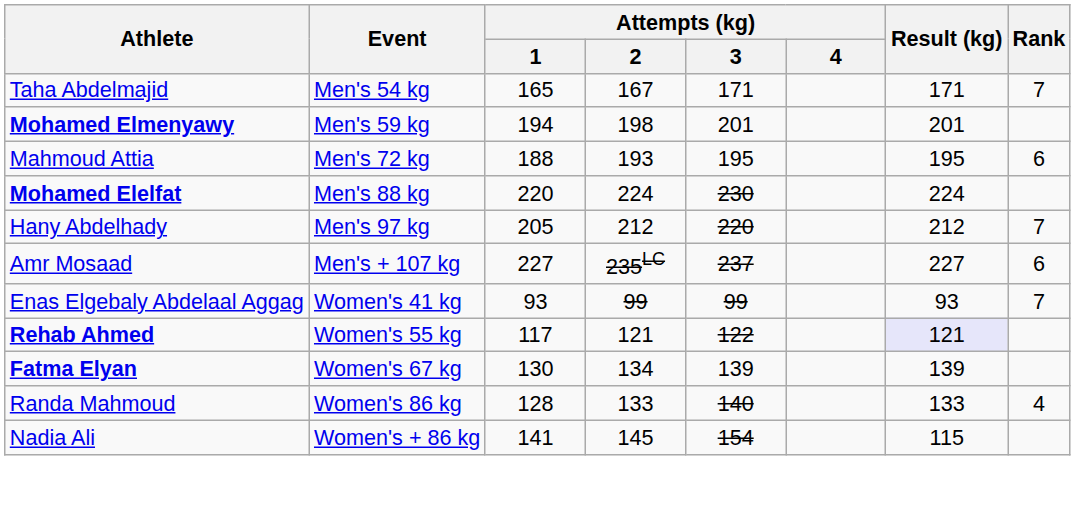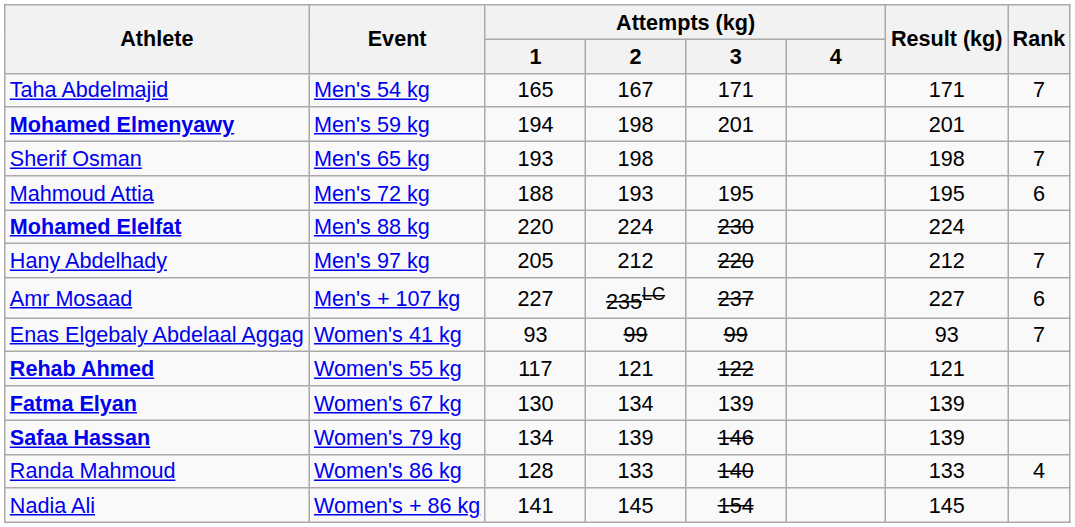+ row: (76, 159)
(947, 335) lavender background -> (947, 369) no background
+ row: (80, 437)
(947, 437) 115 -> (947, 506) 145
